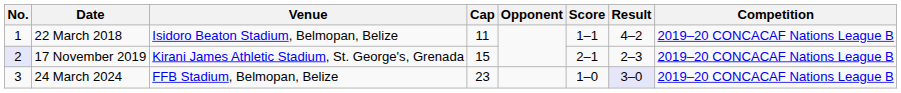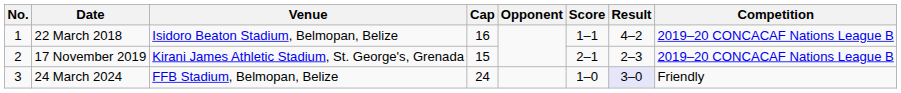(482, 35) 11 -> (482, 35) 16
(18, 56) lavender background -> (18, 56) no background
(482, 77) 23 -> (482, 77) 24
(776, 77) 2019–20 CONCACAF Nations League B -> (681, 77) Friendly
